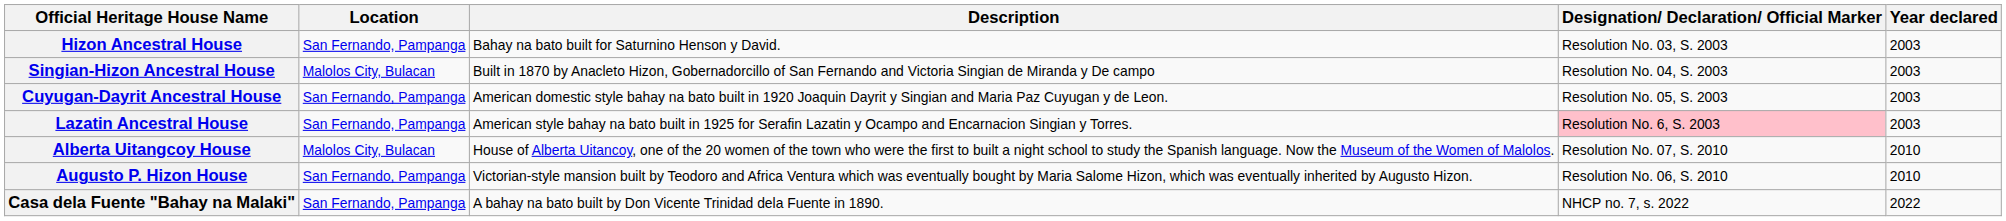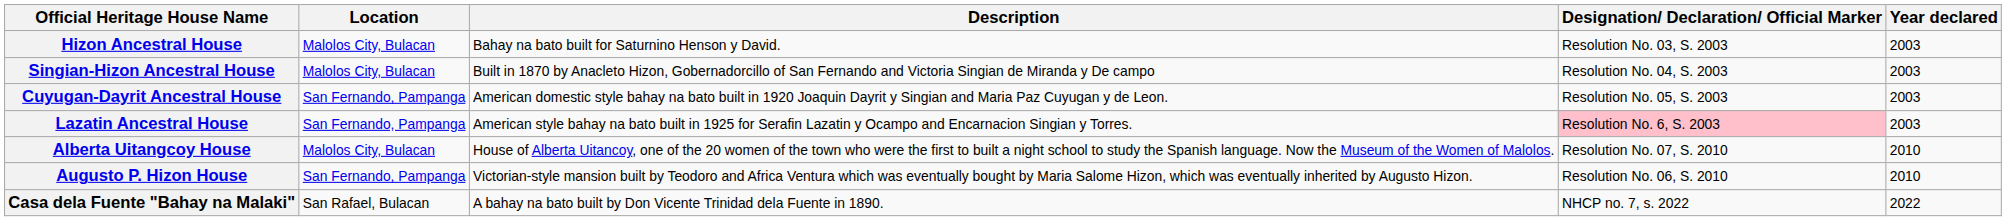(384, 44) San Fernando, Pampanga -> (369, 44) Malolos City, Bulacan
(384, 202) San Fernando, Pampanga -> (366, 203) San Rafael, Bulacan
